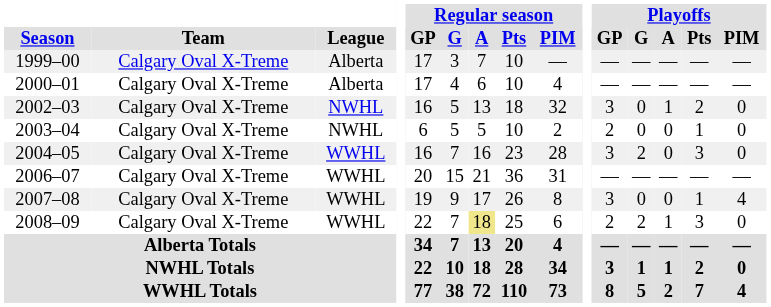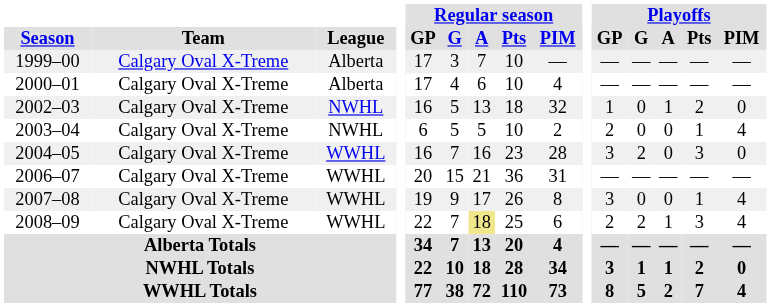(610, 107) 3 -> (610, 107) 1
(742, 130) 0 -> (742, 130) 4
(742, 222) 0 -> (742, 222) 4
